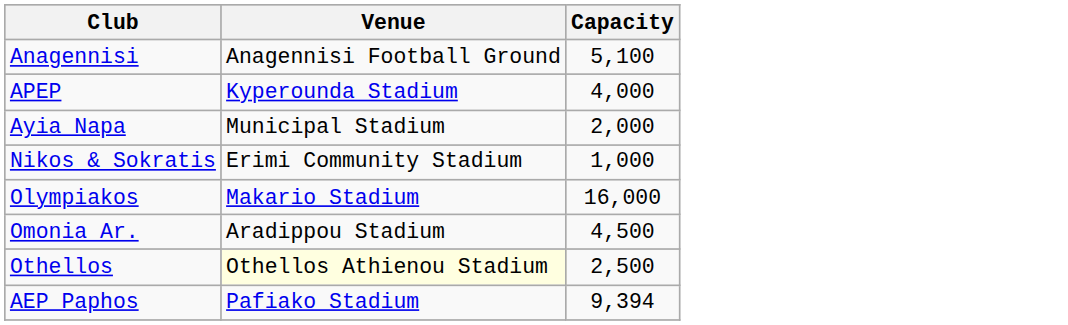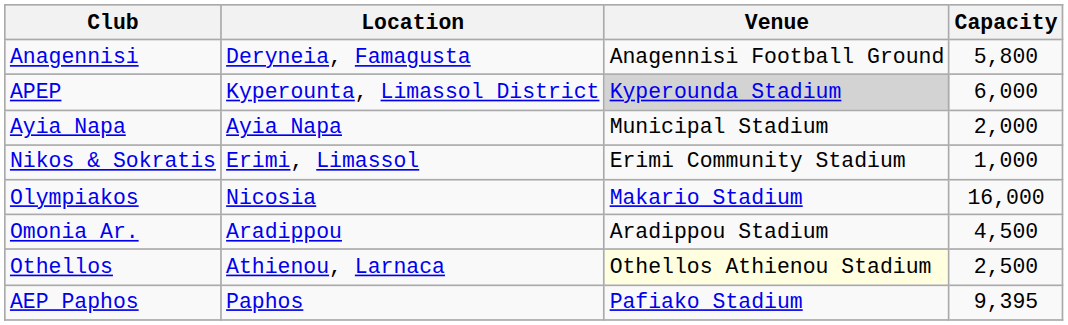+ column: (413, 22)
(623, 57) 5,100 -> (1006, 57) 5,800
(342, 92) no background -> (725, 92) lightgrey background
(623, 92) 4,000 -> (1006, 92) 6,000
(623, 302) 9,394 -> (1006, 302) 9,395
